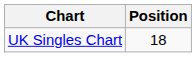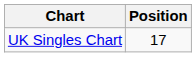(158, 39) 18 -> (158, 39) 17
